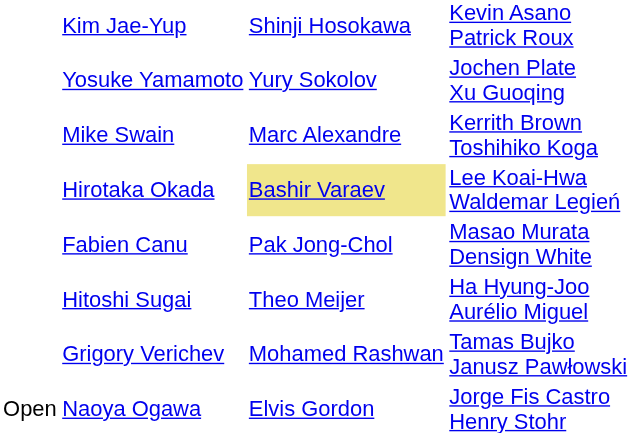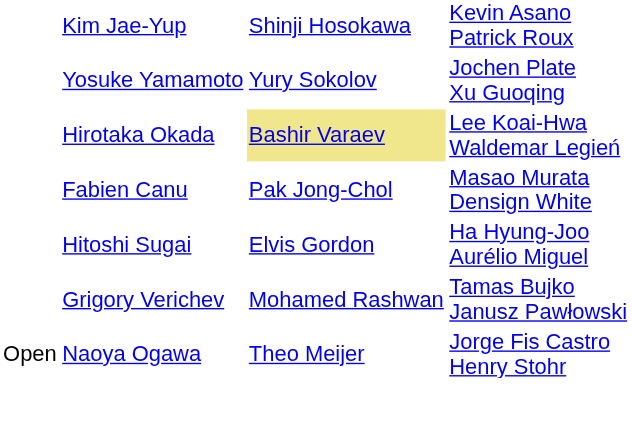- row: (118, 135)
(307, 299) Theo Meijer -> (312, 244) Elvis Gordon
(312, 409) Elvis Gordon -> (307, 354) Theo Meijer
